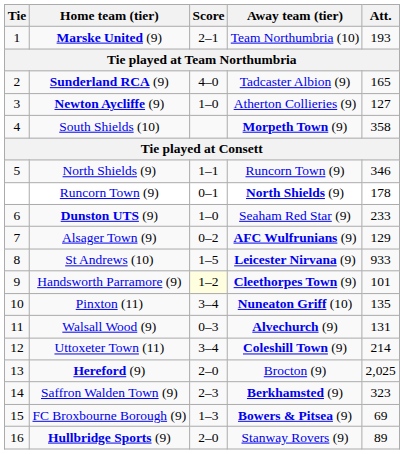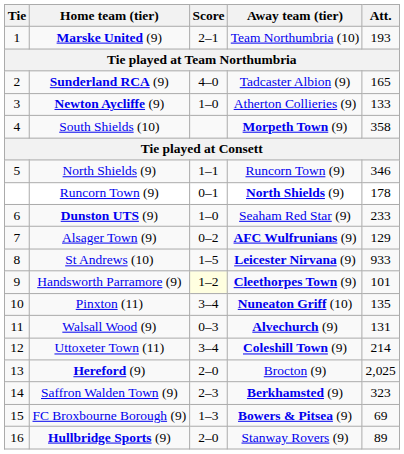(381, 104) 127 -> (381, 104) 133
